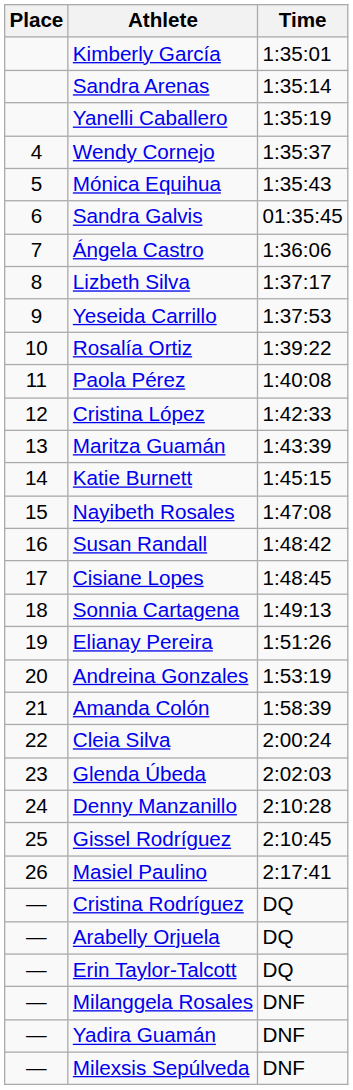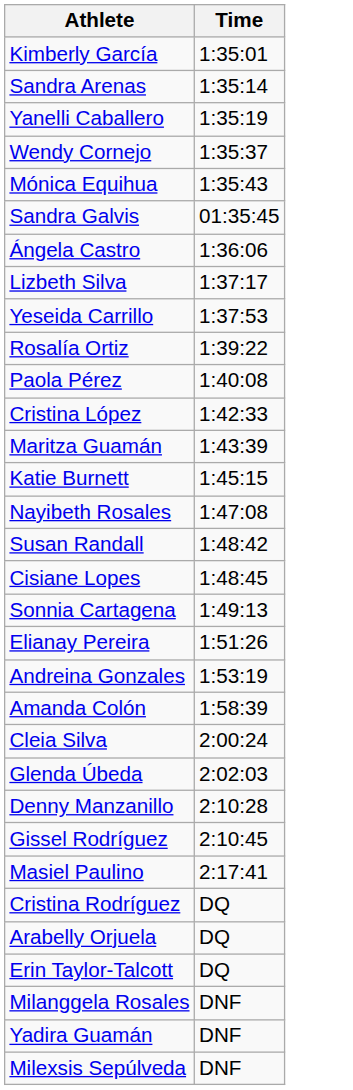- column: (36, 20)
